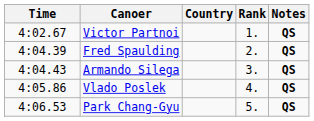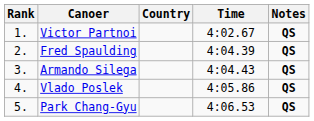columns swapped: (252, 14) <-> (42, 14)
